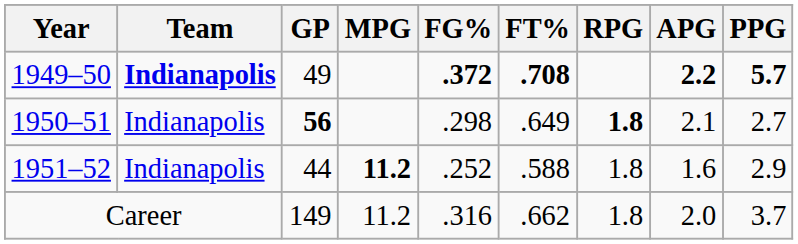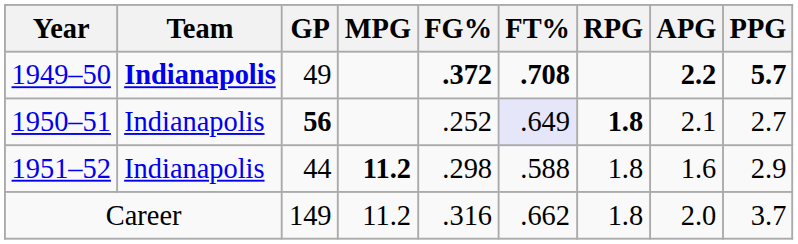(467, 121) .298 -> (467, 121) .252
(545, 121) no background -> (545, 121) lavender background
(467, 168) .252 -> (467, 168) .298
